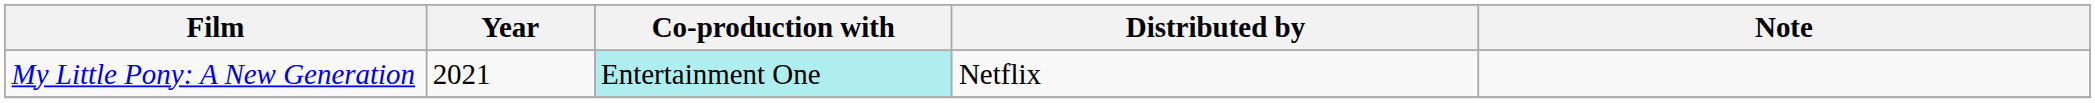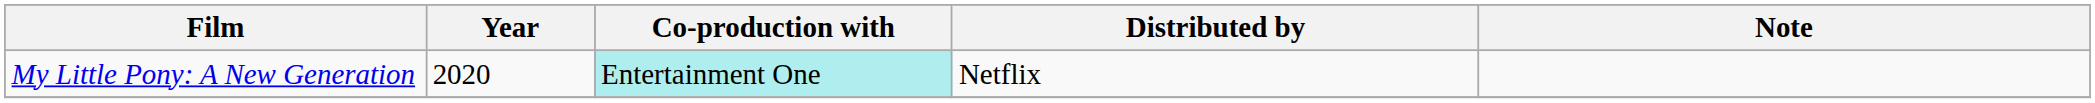(462, 73) 2021 -> (462, 73) 2020
